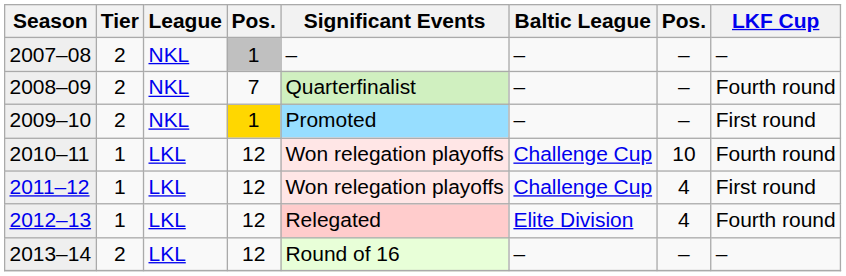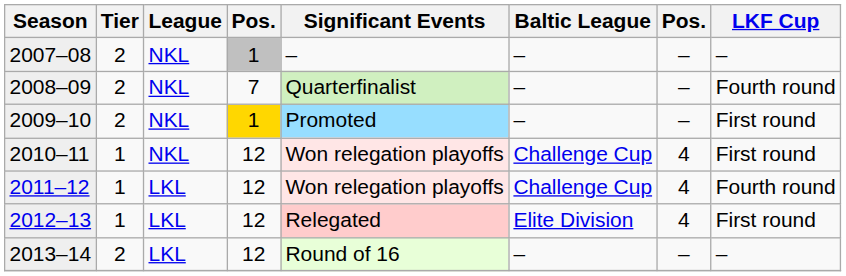(167, 154) LKL -> (169, 154) NKL
(684, 154) 10 -> (684, 154) 4
(776, 154) Fourth round -> (766, 154) First round
(766, 187) First round -> (776, 187) Fourth round
(776, 220) Fourth round -> (766, 220) First round
